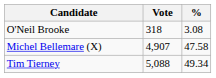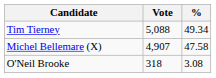rows swapped: (33, 64) <-> (38, 30)
